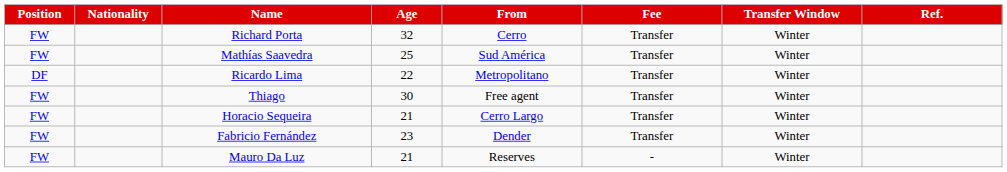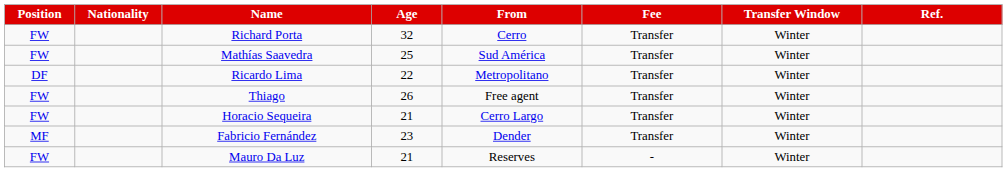(407, 95) 30 -> (407, 95) 26
(39, 136) FW -> (39, 136) MF
